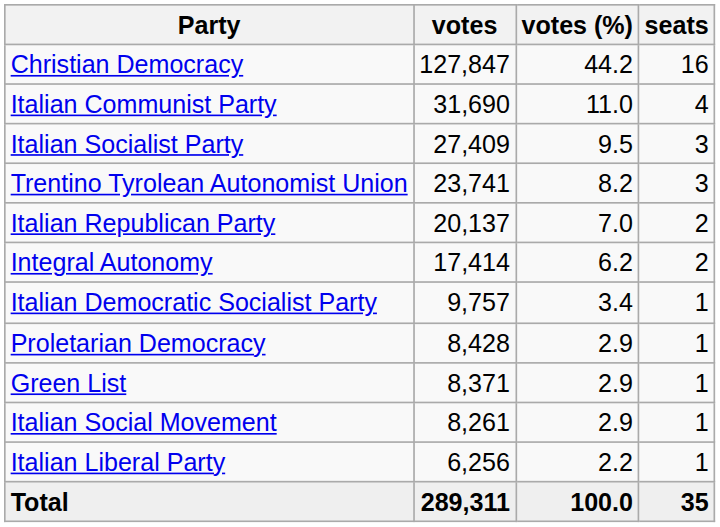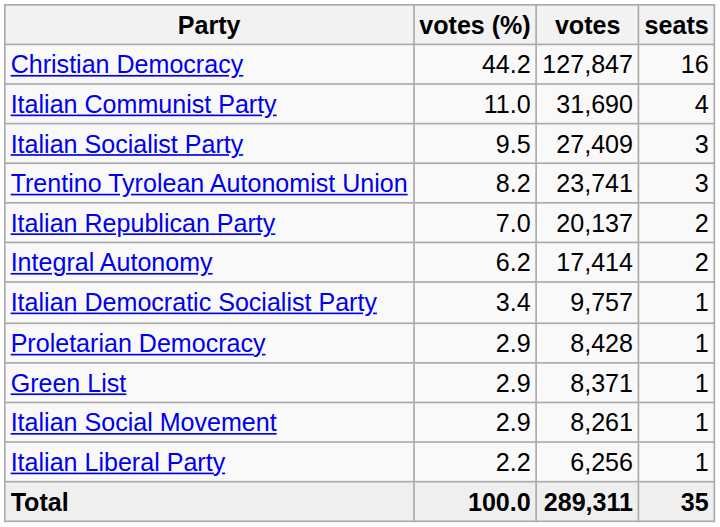columns swapped: (465, 25) <-> (577, 25)
